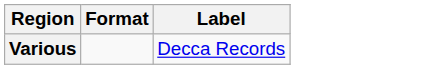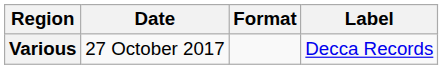+ column: (155, 19)
